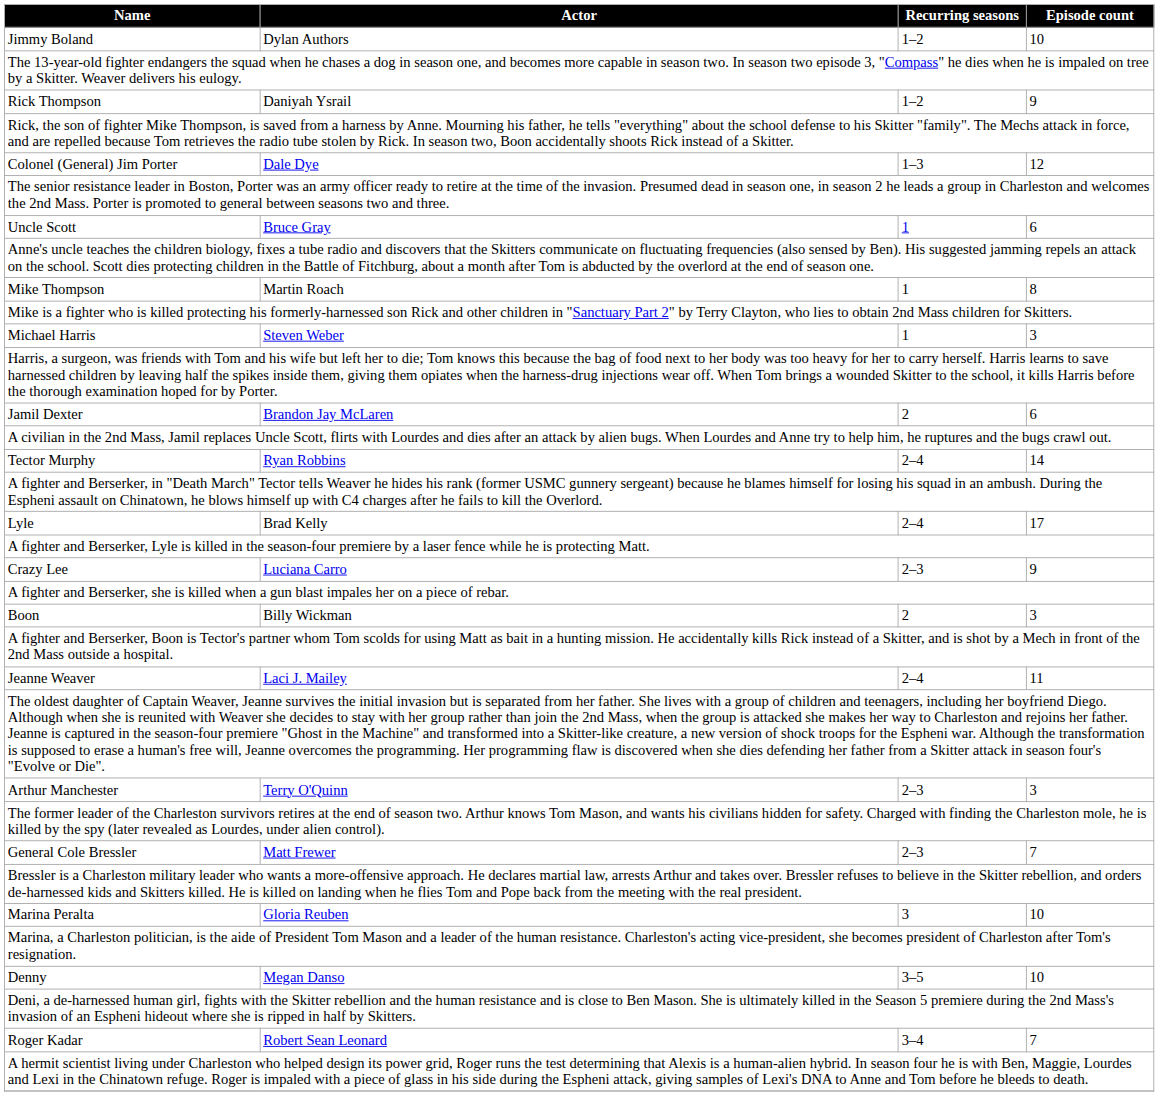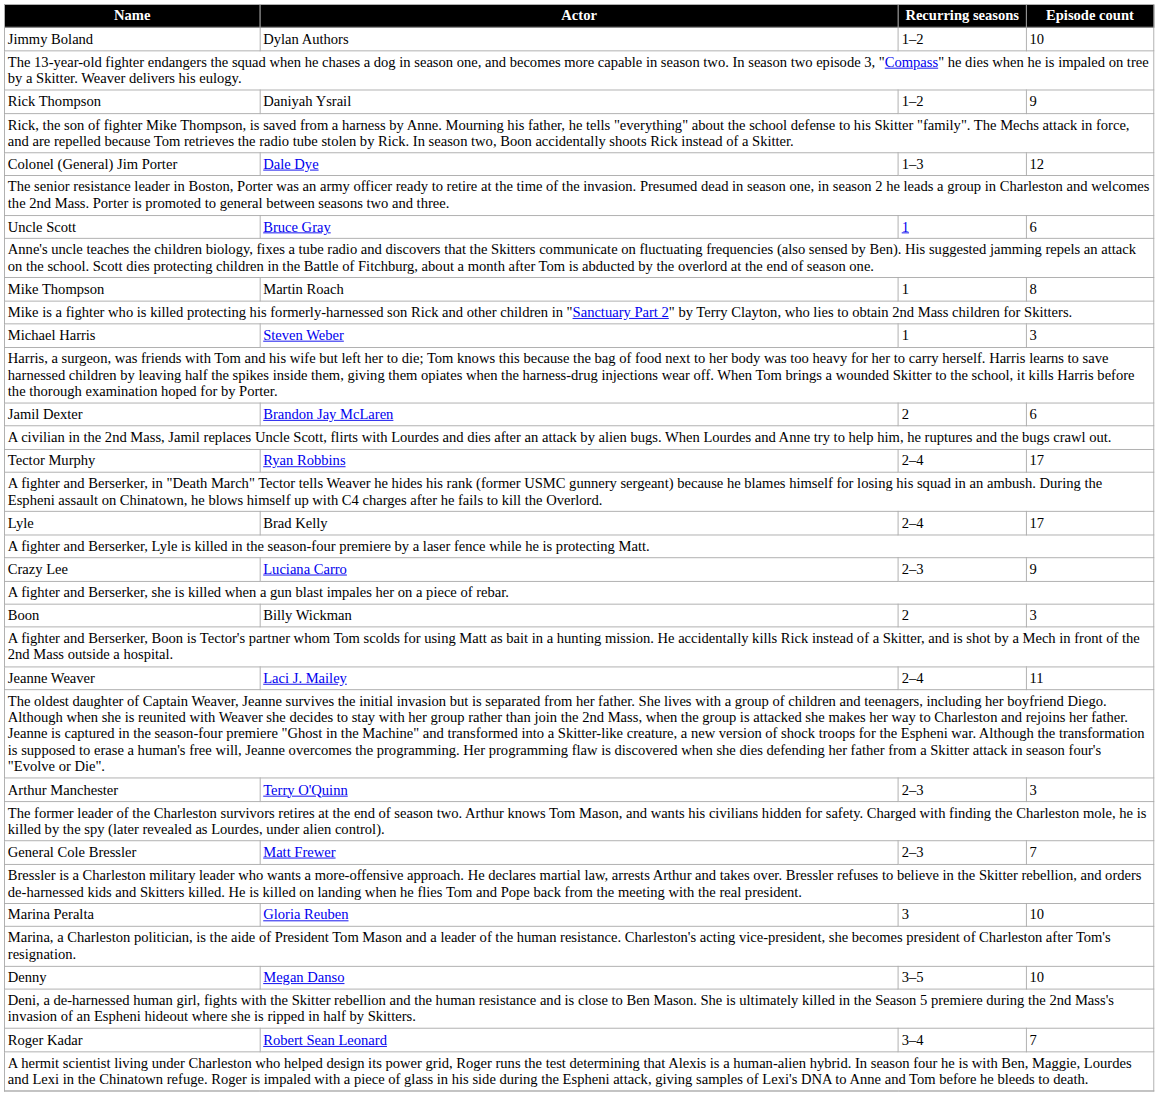(1037, 460) 14 -> (1037, 460) 17
